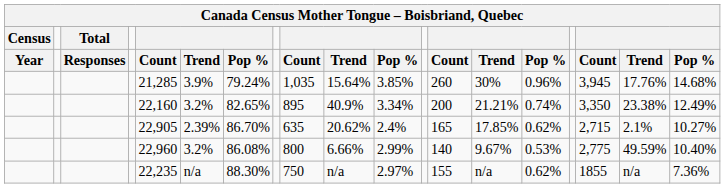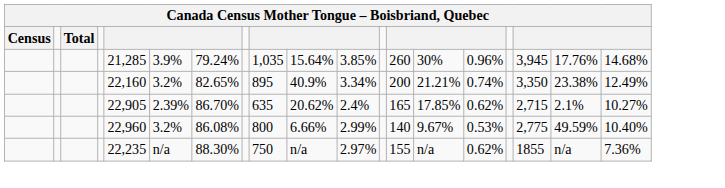- row: (29, 60)
